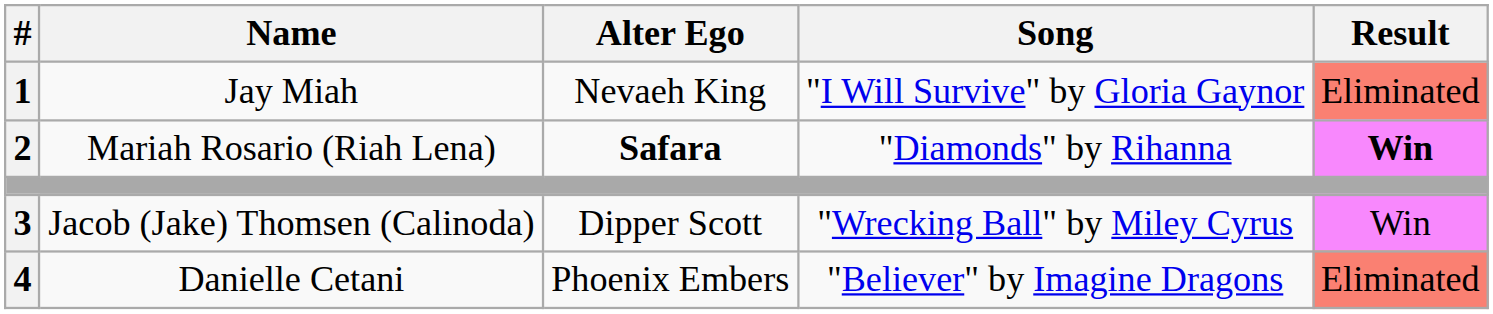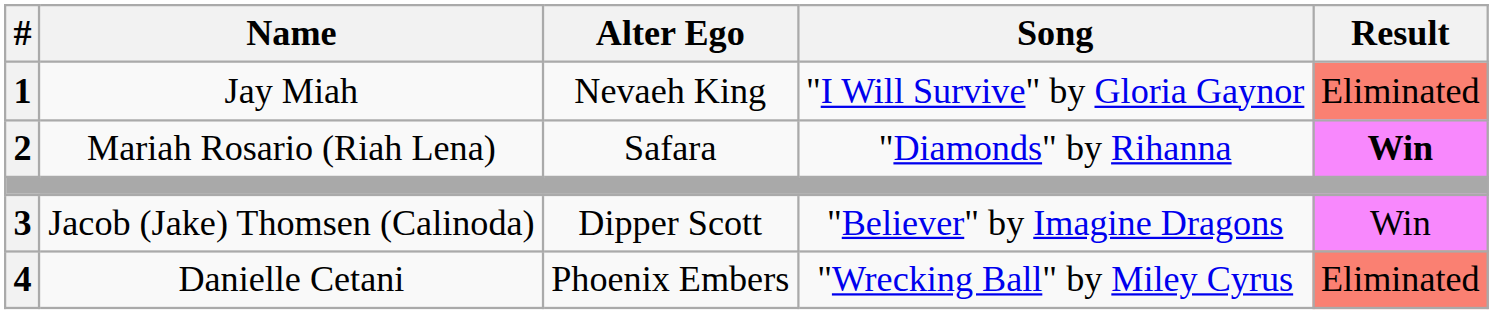(670, 147) bold -> (670, 147) normal
(1055, 221) "Wrecking Ball" by Miley Cyrus -> (1055, 221) "Believer" by Imagine Dragons
(1055, 279) "Believer" by Imagine Dragons -> (1055, 279) "Wrecking Ball" by Miley Cyrus
